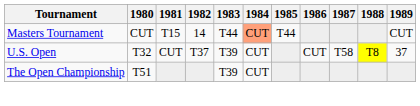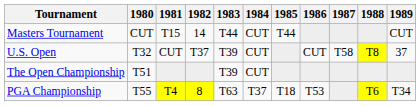(257, 33) lightsalmon background -> (257, 33) no background
+ row: (54, 91)
